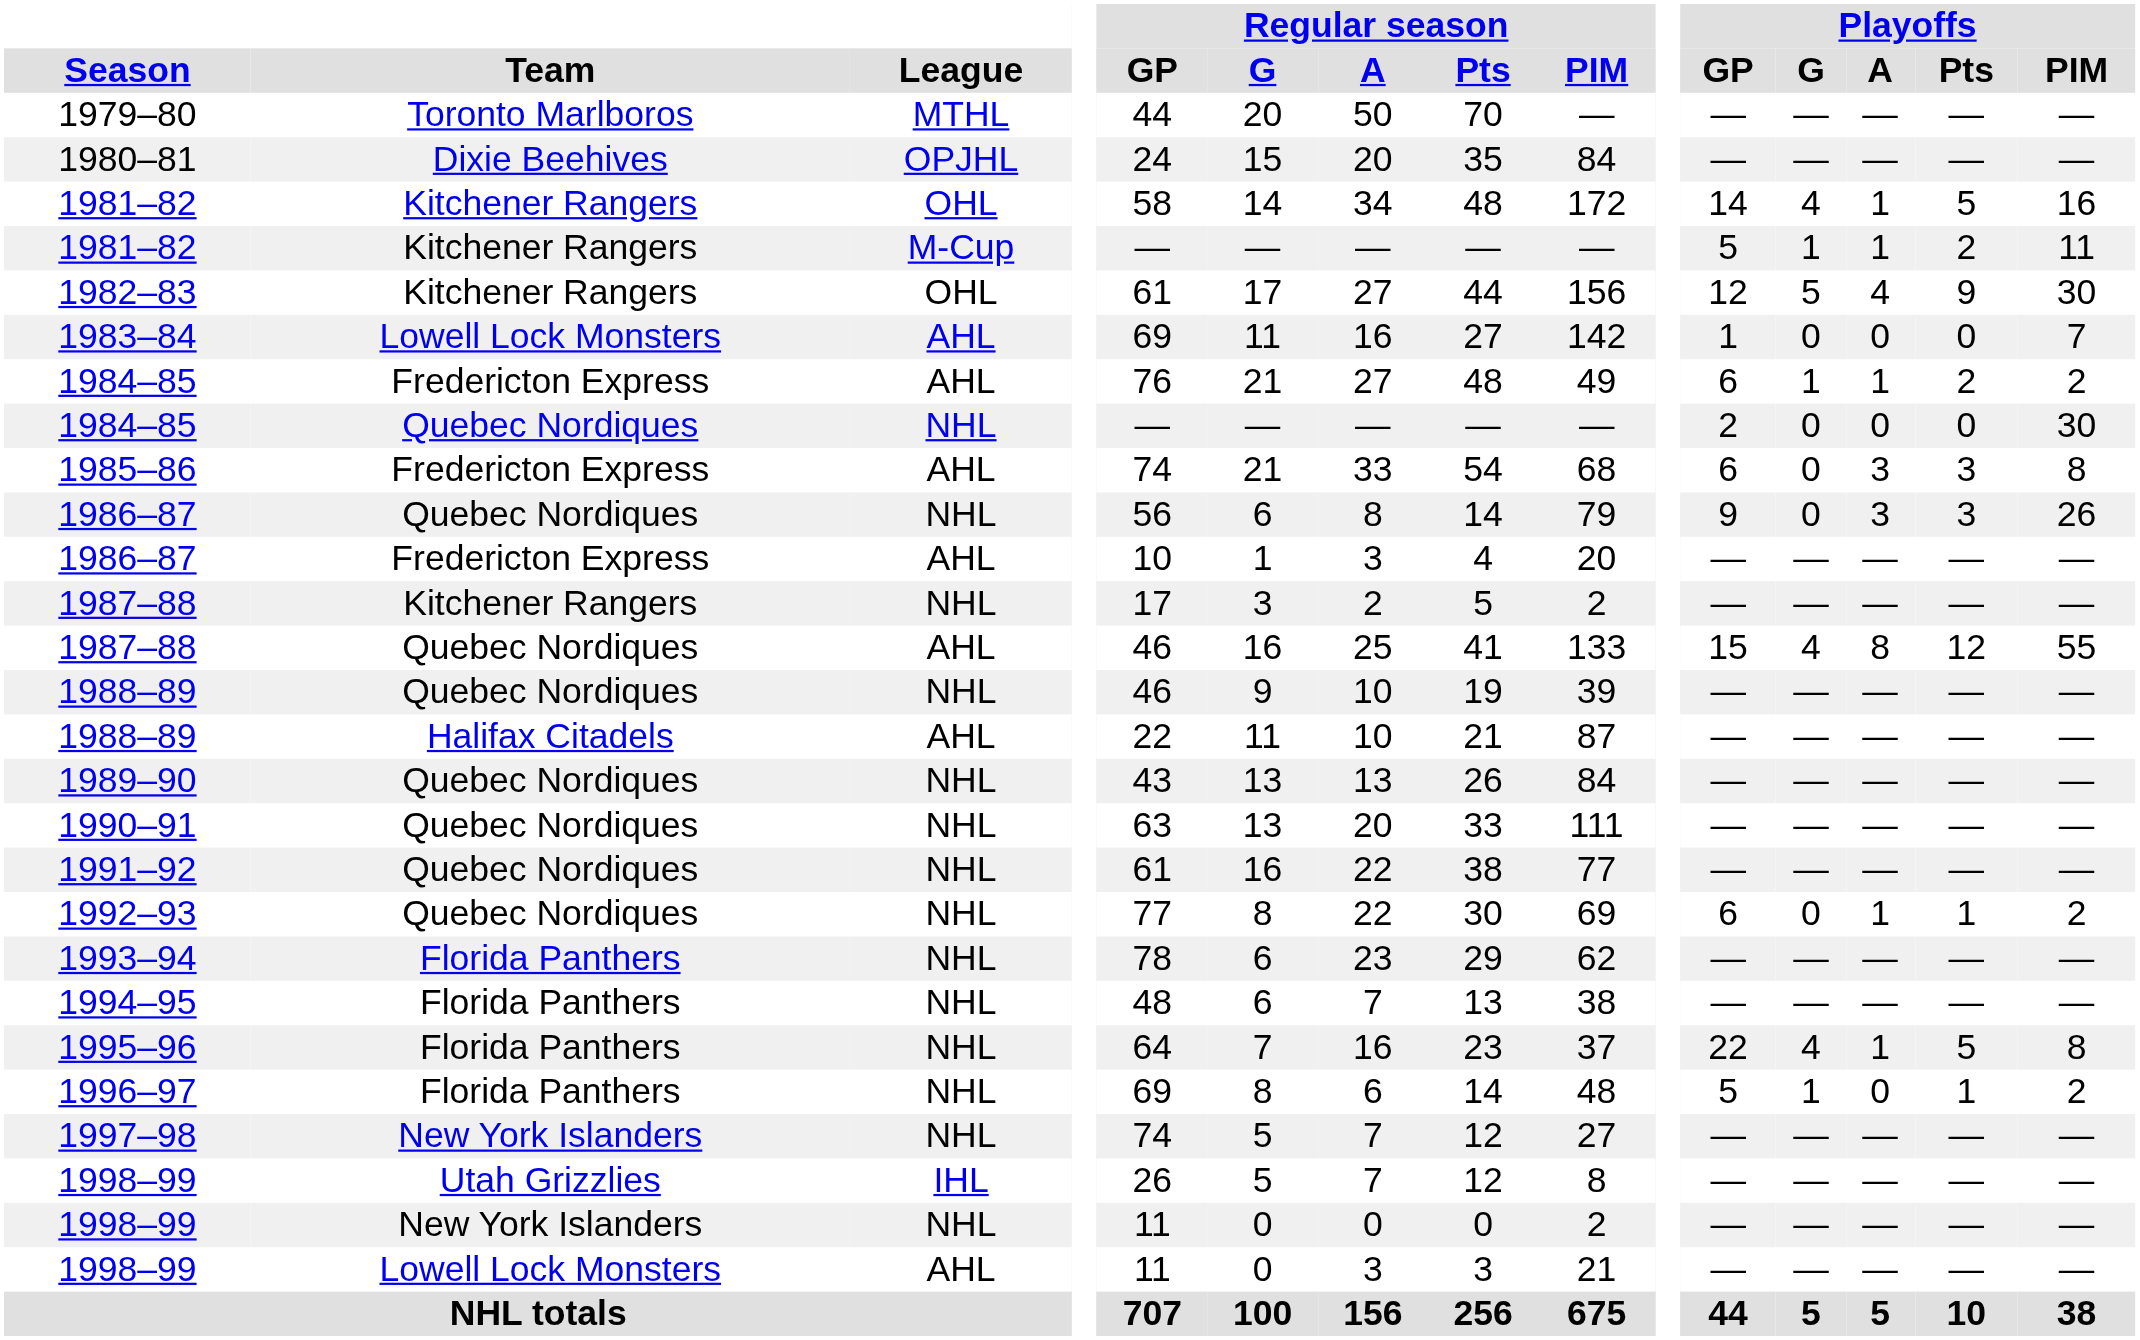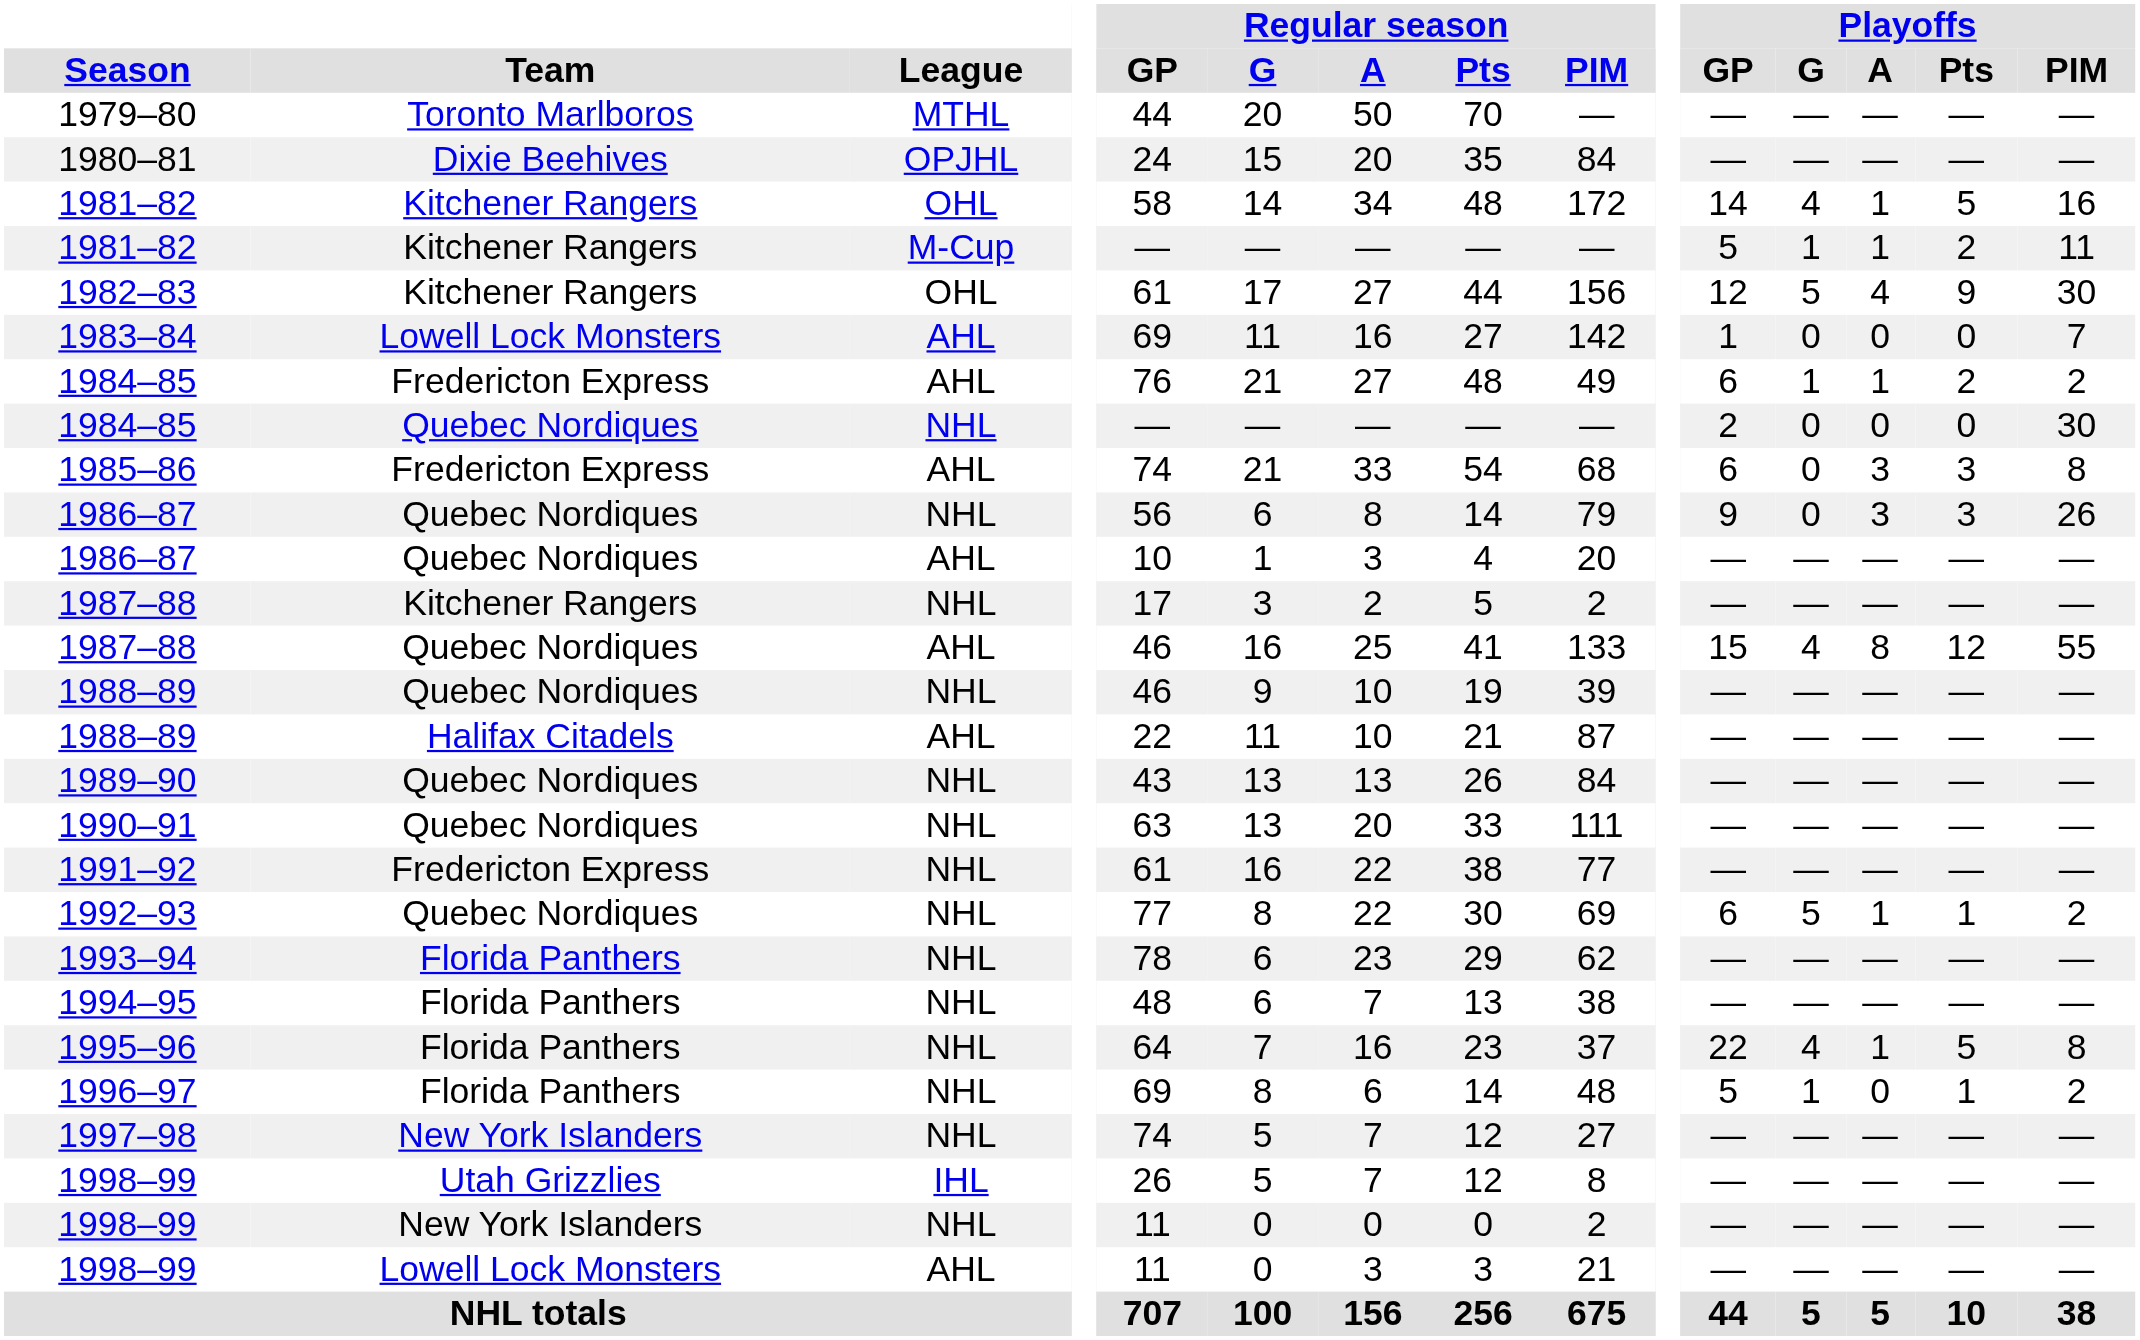(550, 558) Fredericton Express -> (550, 558) Quebec Nordiques
(550, 869) Quebec Nordiques -> (550, 869) Fredericton Express
(1811, 913) 0 -> (1811, 913) 5
